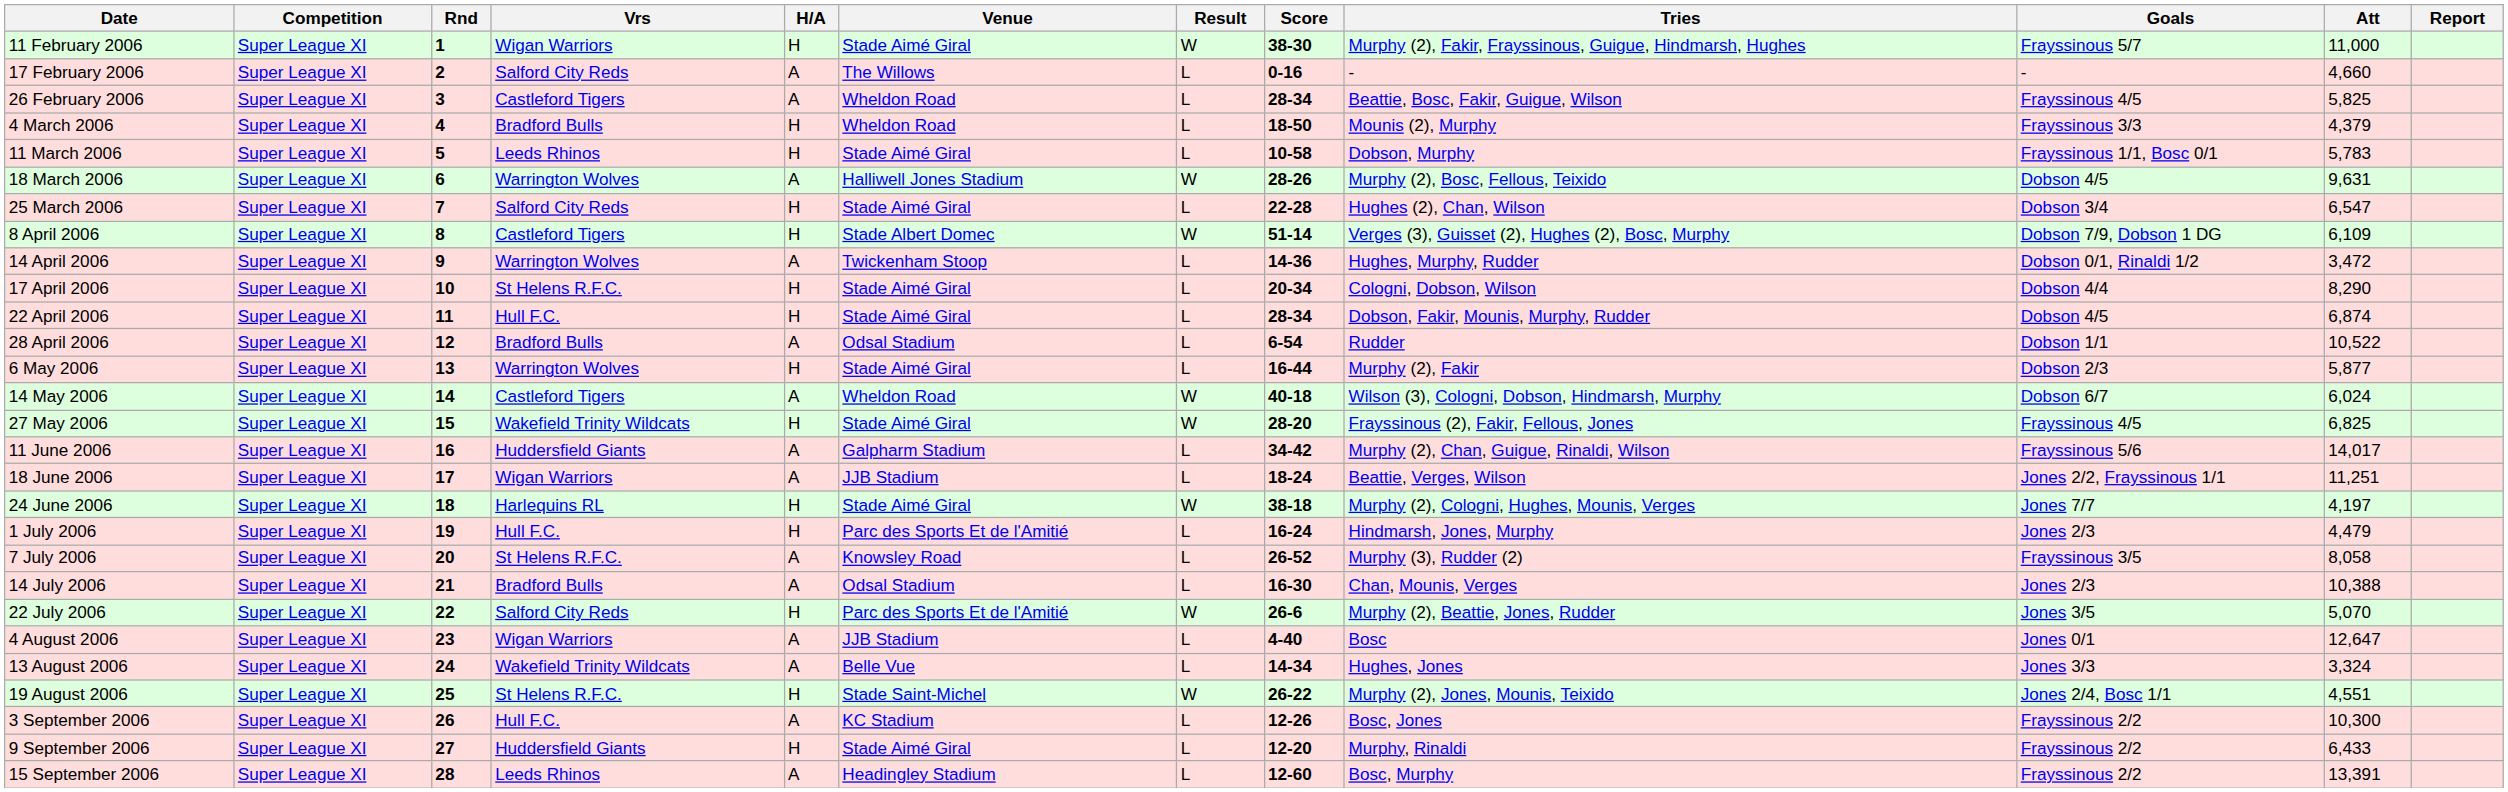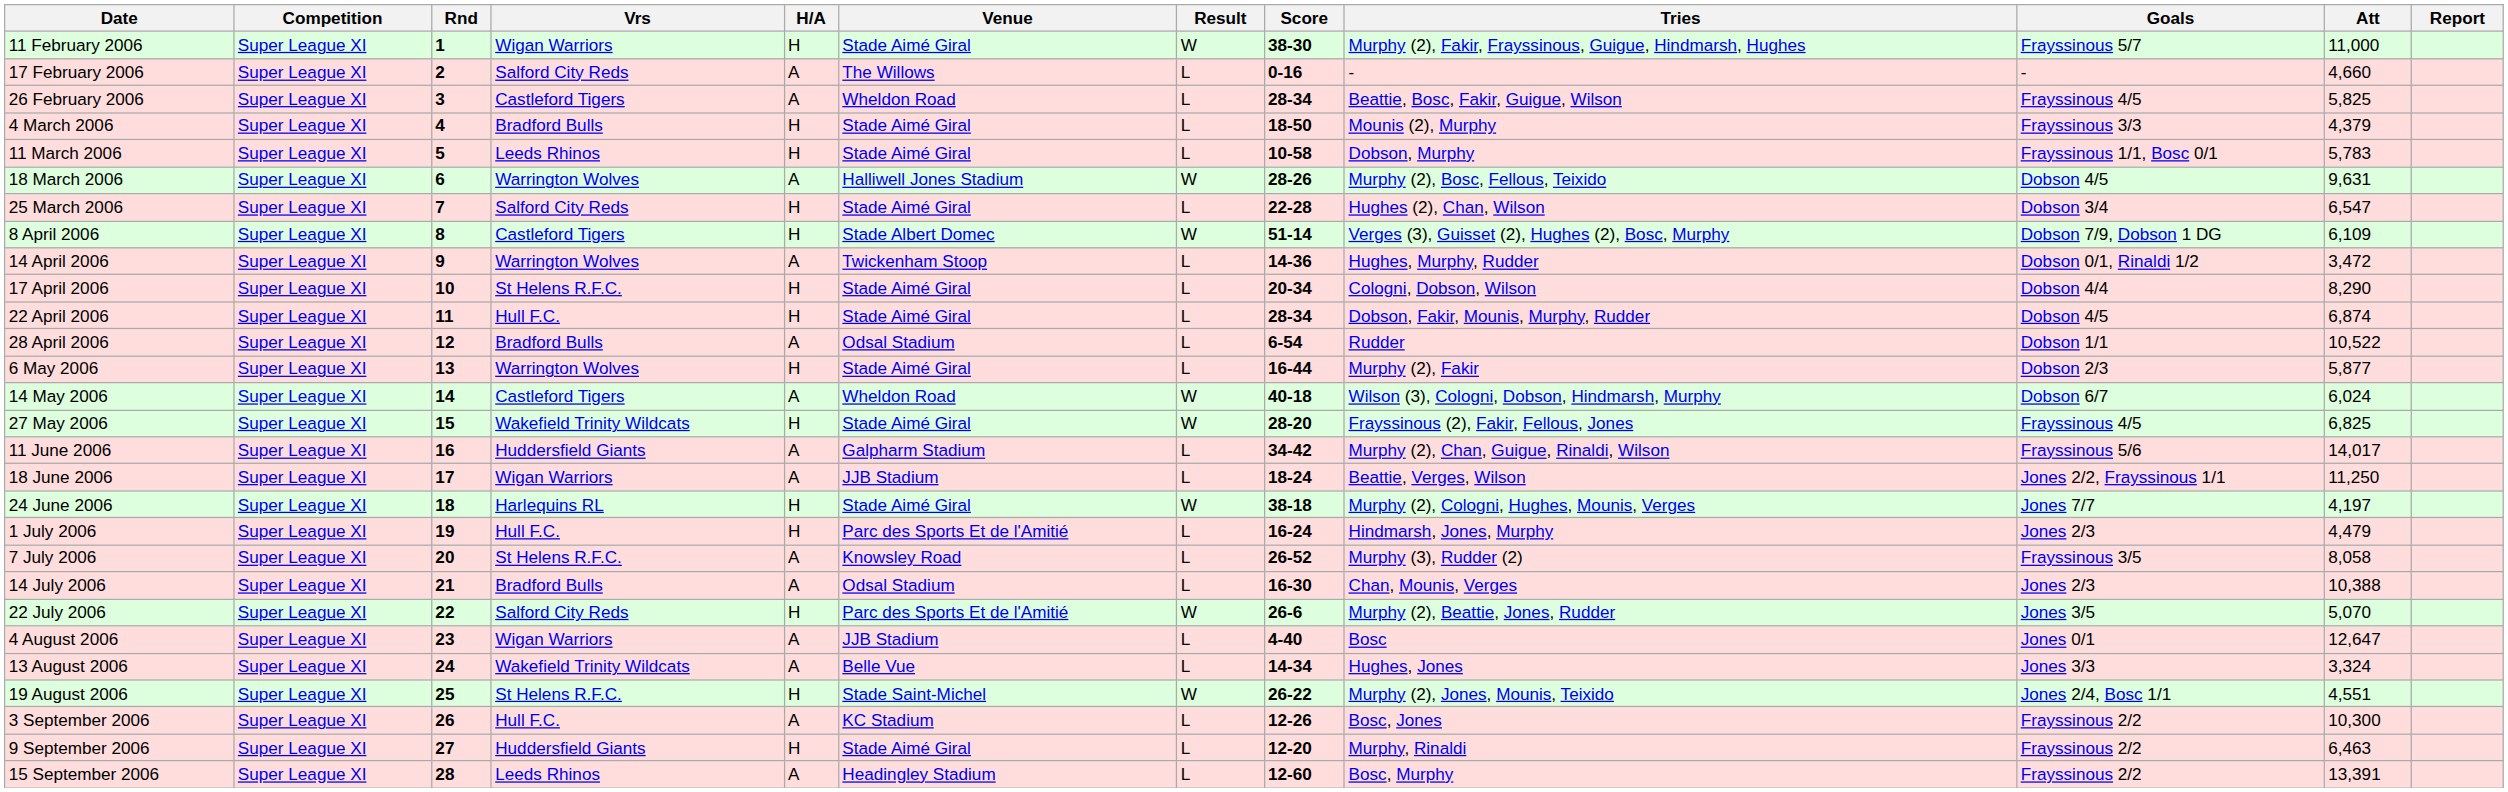(899, 126) Wheldon Road -> (907, 126) Stade Aimé Giral
(2354, 477) 11,251 -> (2354, 477) 11,250
(2350, 747) 6,433 -> (2350, 747) 6,463
